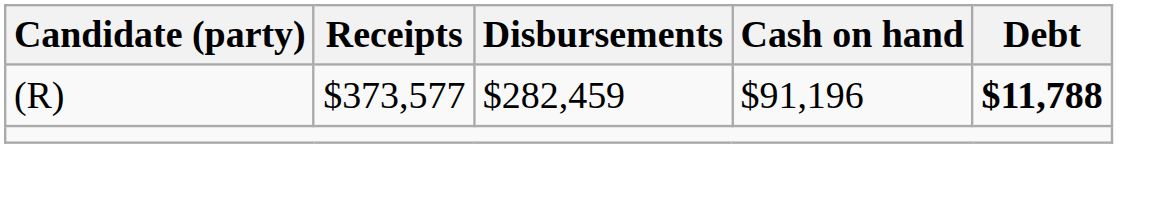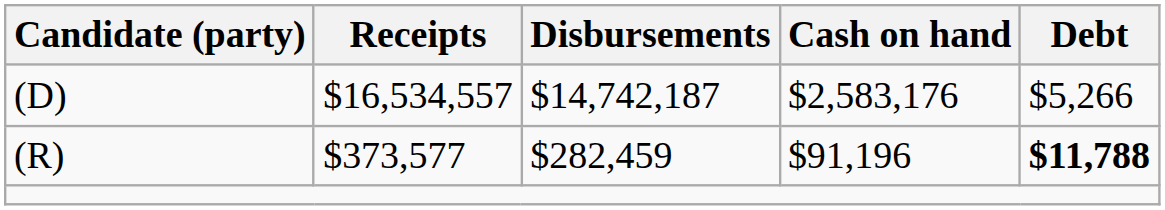+ row: (40, 94)
